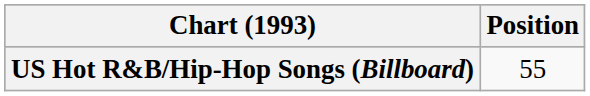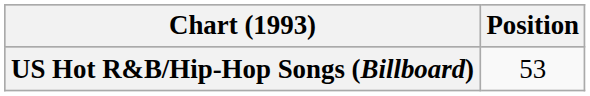(533, 68) 55 -> (533, 68) 53
